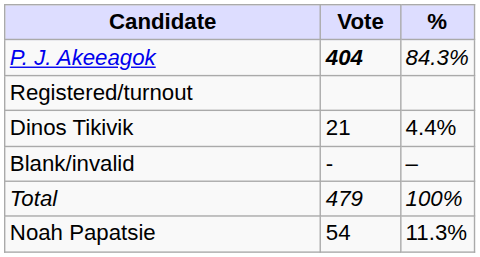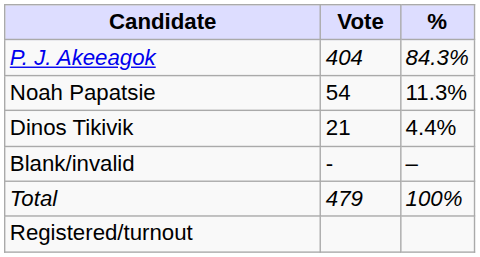(344, 57) bold -> (344, 57) normal
rows swapped: (83, 233) <-> (101, 92)
